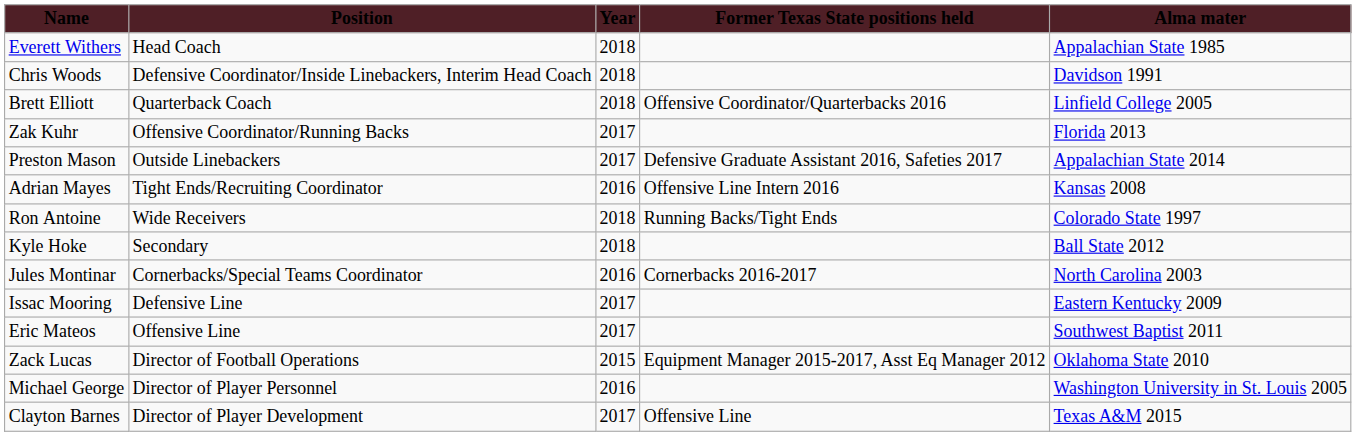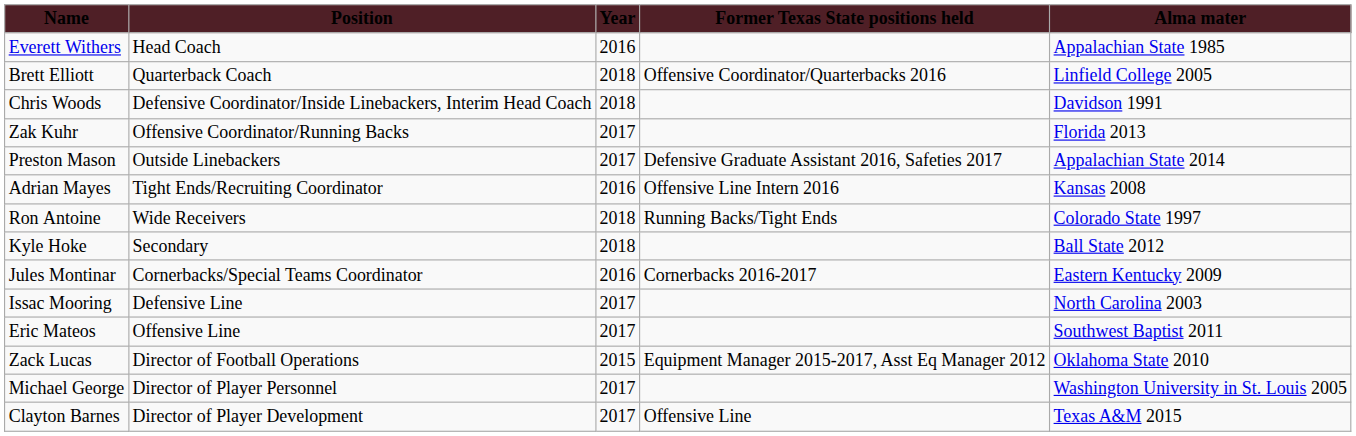(618, 47) 2018 -> (618, 47) 2016
rows swapped: (51, 103) <-> (55, 75)
(1128, 274) North Carolina 2003 -> (1138, 274) Eastern Kentucky 2009
(1138, 302) Eastern Kentucky 2009 -> (1128, 302) North Carolina 2003
(618, 388) 2016 -> (618, 388) 2017
